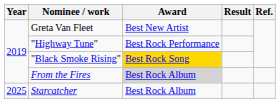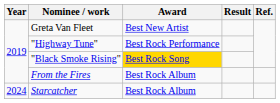(161, 75) lightgrey background -> (161, 75) no background
(17, 91) 2025 -> (17, 91) 2024
